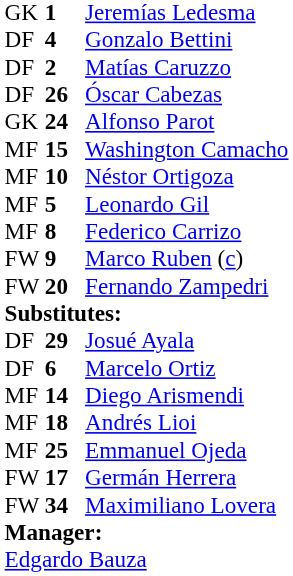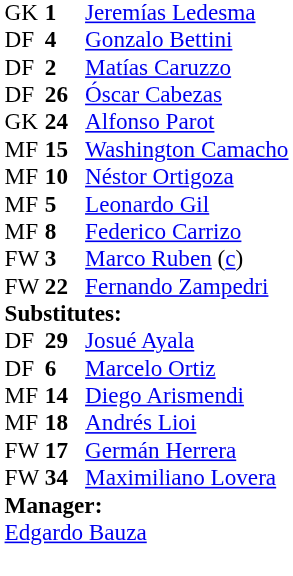(51, 258) 9 -> (51, 258) 3
(56, 286) 20 -> (56, 286) 22
- row: (166, 450)
